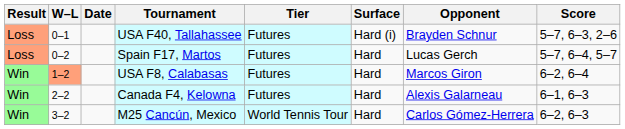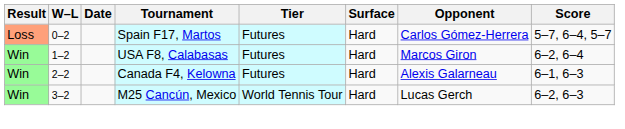- row: (180, 34)
(442, 54) Lucas Gerch -> (465, 34) Carlos Gómez-Herrera
(61, 75) lightsalmon background -> (61, 55) no background
(470, 114) Carlos Gómez-Herrera -> (436, 94) Lucas Gerch
